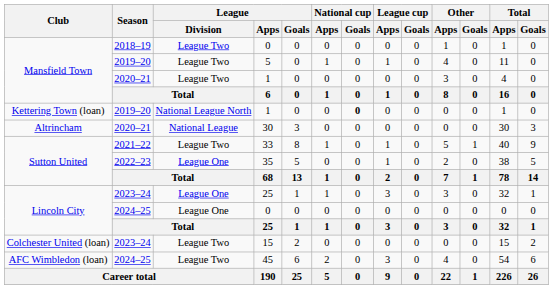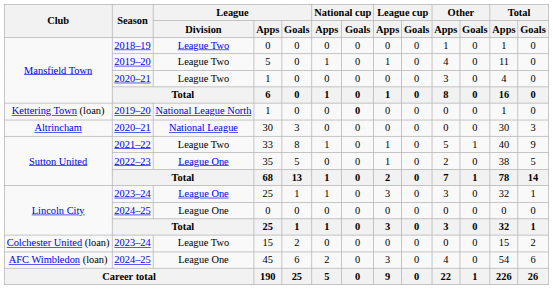(203, 260) League Two -> (203, 260) League One
